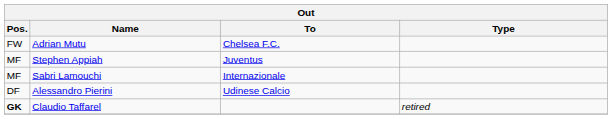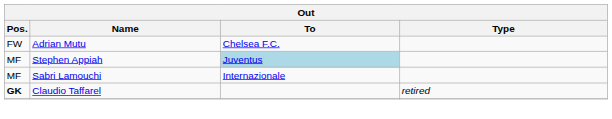(243, 60) no background -> (243, 60) lightblue background
- row: (72, 91)
